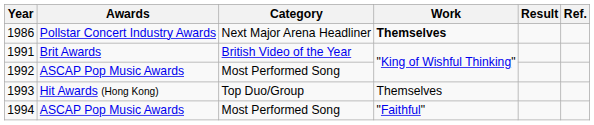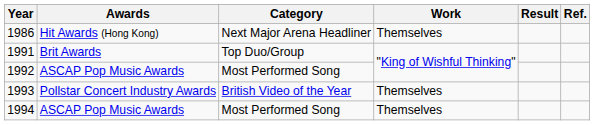(128, 33) Pollstar Concert Industry Awards -> (99, 33) Hit Awards (Hong Kong)
(411, 33) bold -> (409, 33) normal
(286, 52) British Video of the Year -> (263, 52) Top Duo/Group
(99, 91) Hit Awards (Hong Kong) -> (128, 91) Pollstar Concert Industry Awards
(263, 91) Top Duo/Group -> (286, 91) British Video of the Year
(401, 110) "Faithful" -> (409, 110) Themselves
